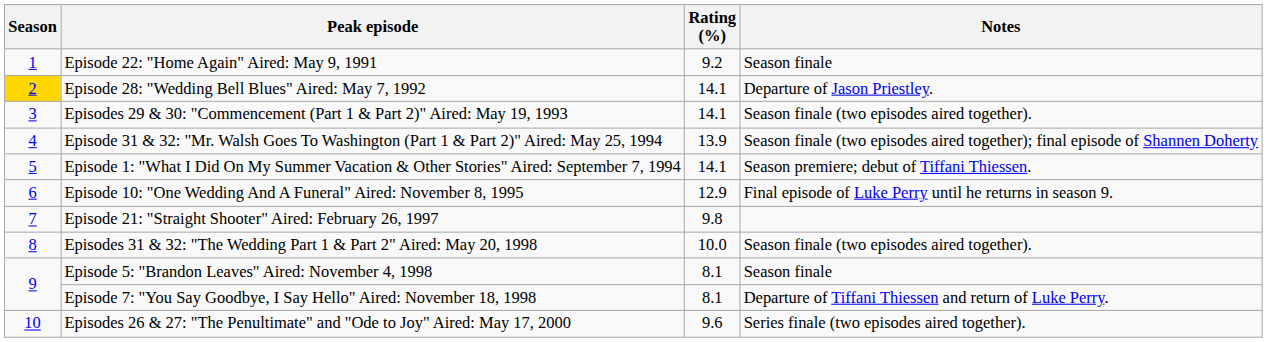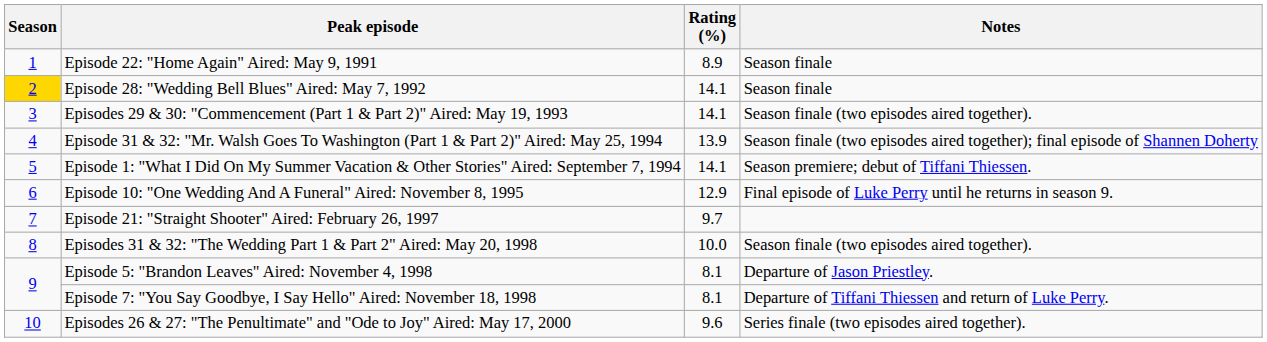(712, 62) 9.2 -> (712, 62) 8.9
(838, 88) Departure of Jason Priestley. -> (788, 88) Season finale
(712, 219) 9.8 -> (712, 219) 9.7
(788, 271) Season finale -> (838, 271) Departure of Jason Priestley.
